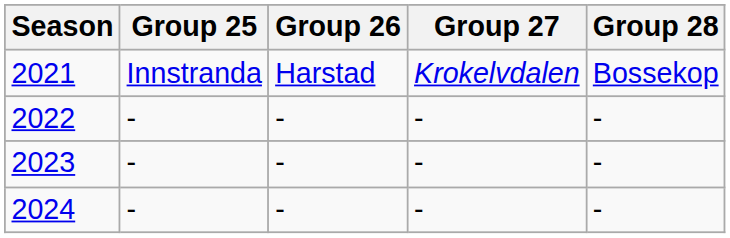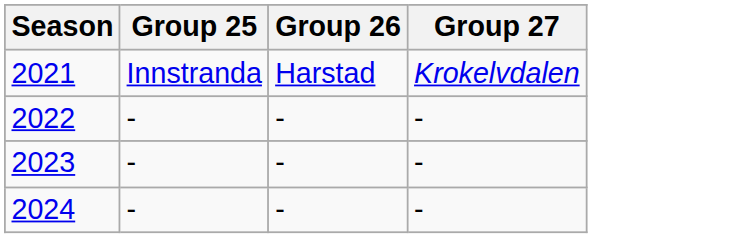- column: (656, 27)
